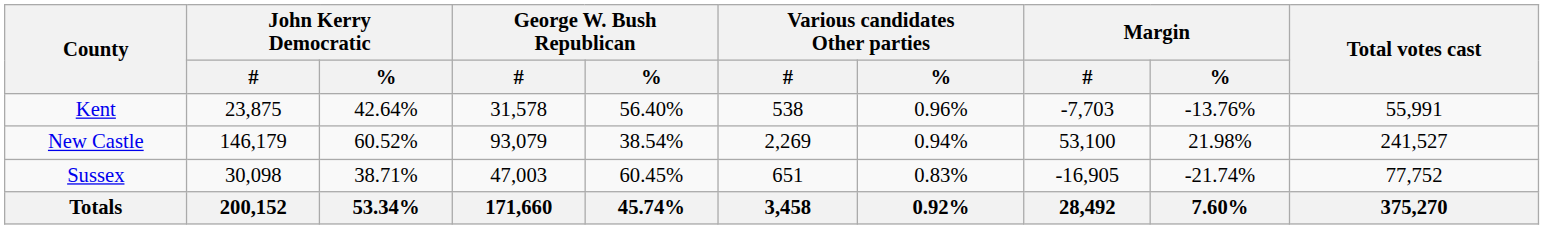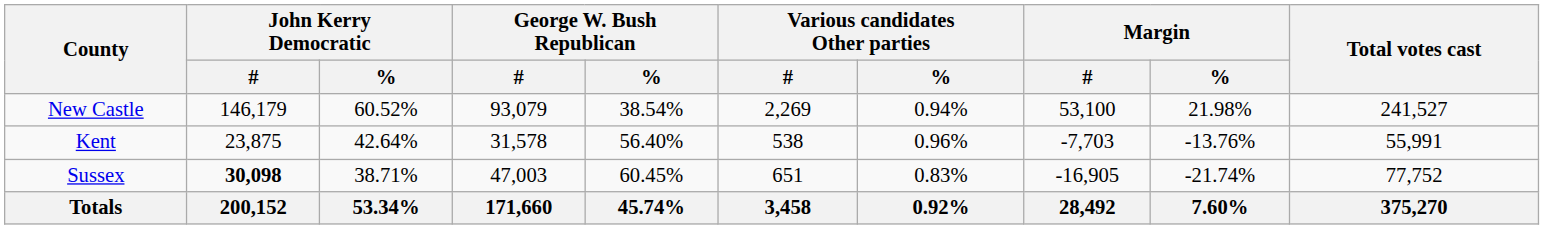rows swapped: (96, 109) <-> (96, 142)
(253, 175) normal -> (253, 175) bold
